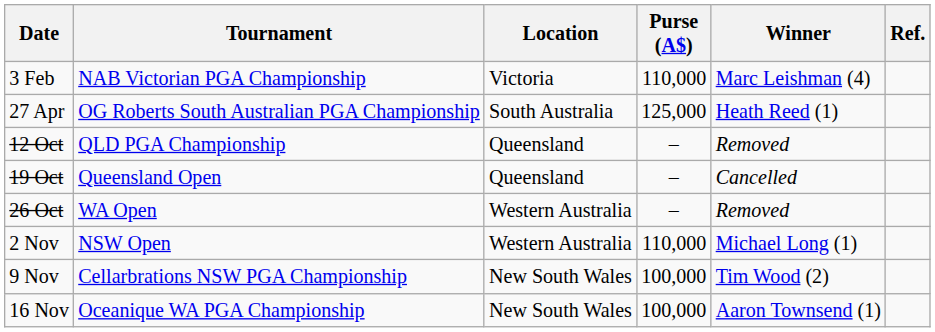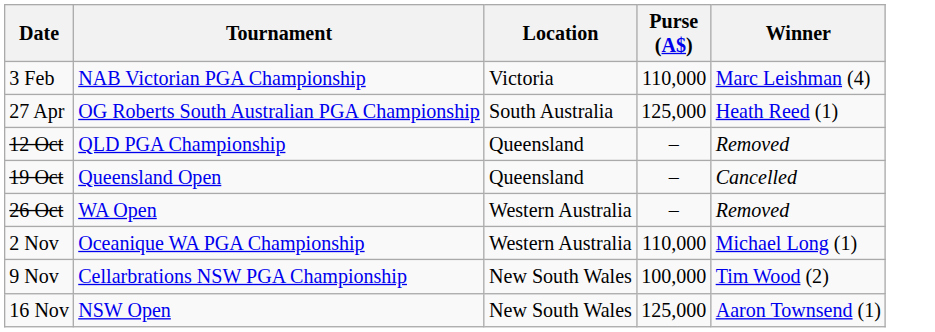- column: (908, 33)
(125, 243) NSW Open -> (221, 243) Oceanique WA PGA Championship
(221, 309) Oceanique WA PGA Championship -> (125, 309) NSW Open
(674, 309) 100,000 -> (674, 309) 125,000
